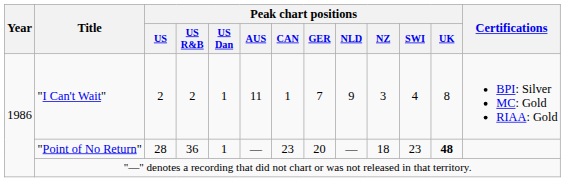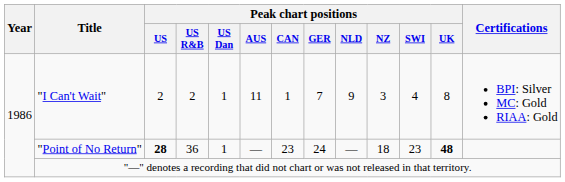(160, 149) normal -> (160, 149) bold
(320, 149) 20 -> (320, 149) 24
